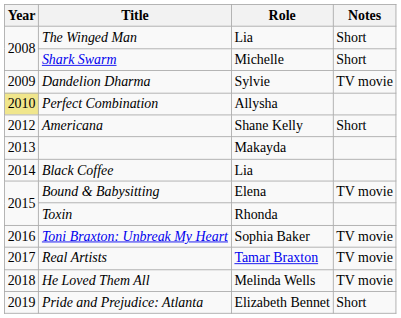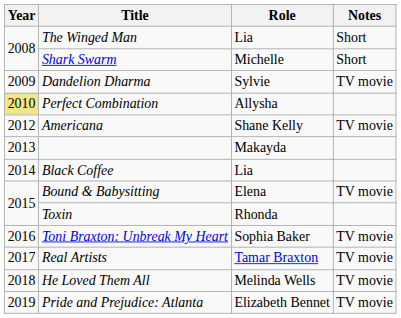(351, 125) Short -> (365, 125) TV movie
(351, 302) Short -> (365, 302) TV movie
